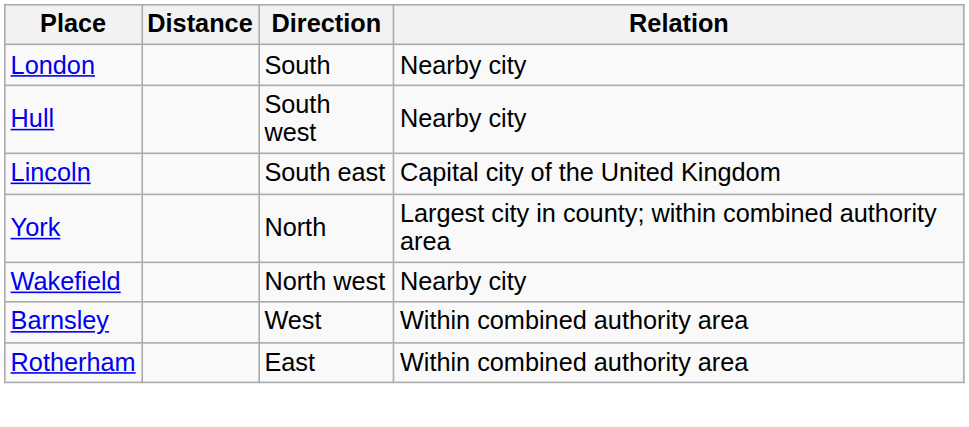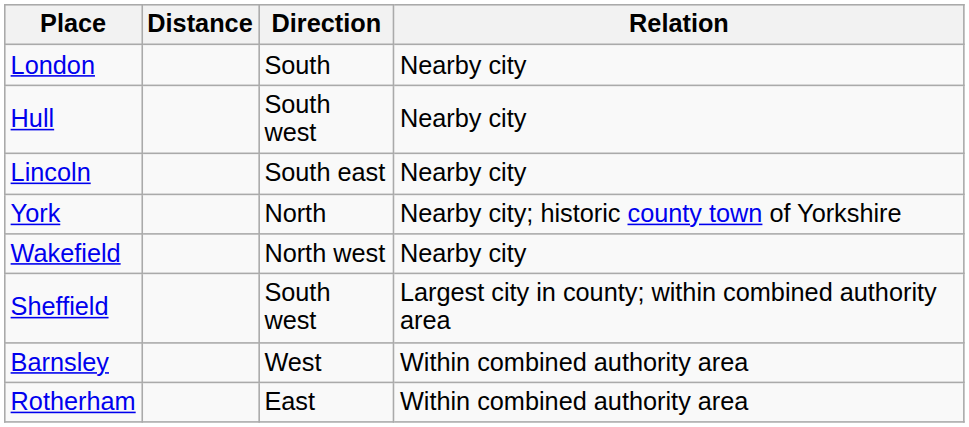(590, 173) Capital city of the United Kingdom -> (463, 173) Nearby city
(668, 227) Largest city in county; within combined authority area -> (651, 213) Nearby city; historic county town of Yorkshire
+ row: (60, 307)
